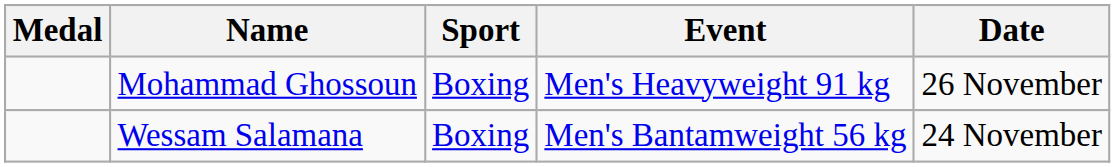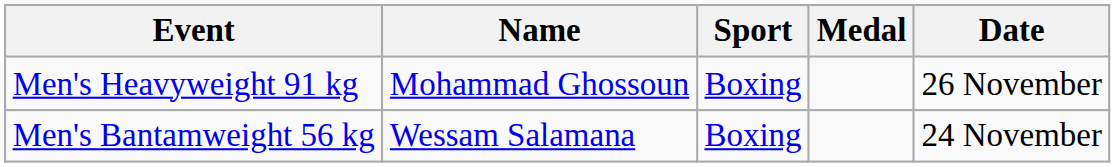columns swapped: (57, 30) <-> (725, 30)
